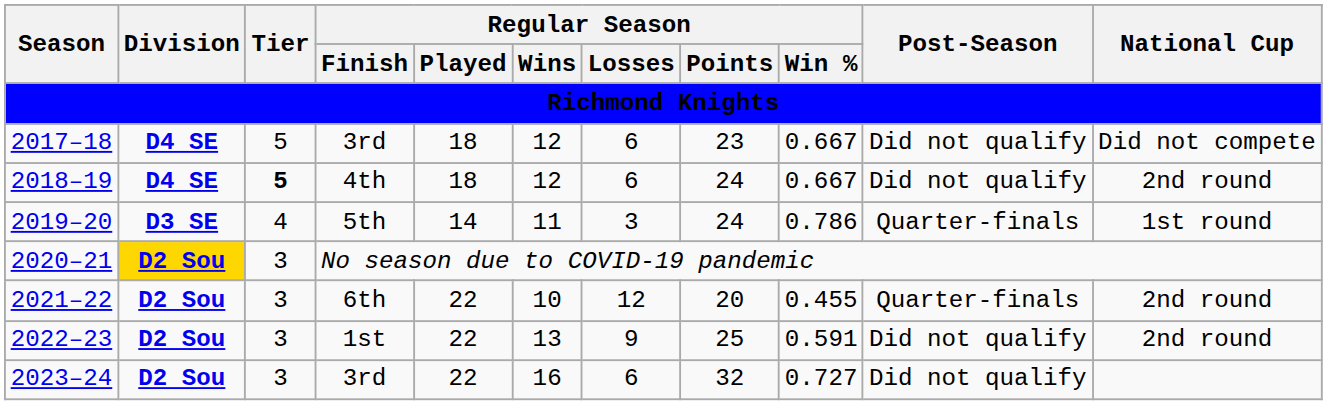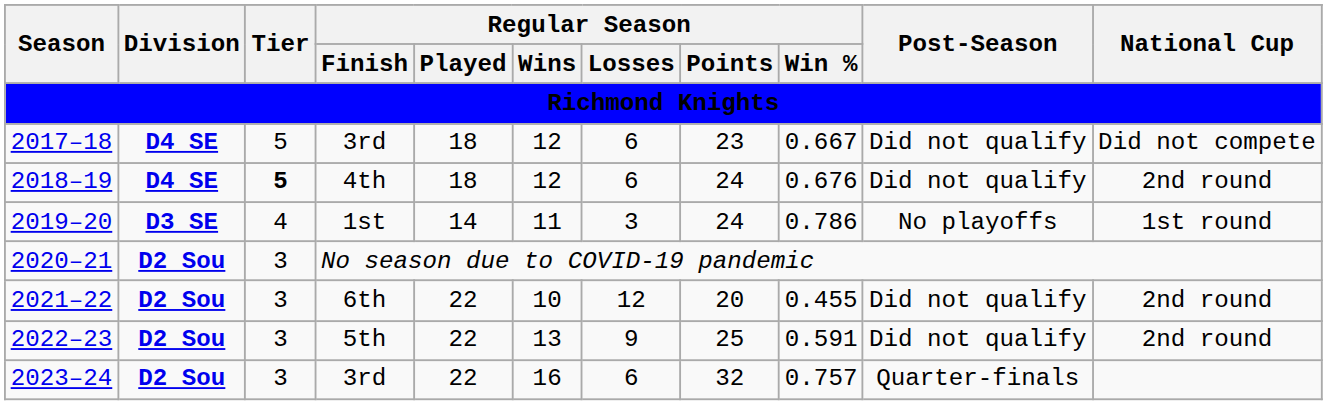(821, 182) 0.667 -> (821, 182) 0.676
(364, 222) 5th -> (364, 222) 1st
(978, 222) Quarter-finals -> (978, 222) No playoffs
(182, 261) gold background -> (182, 261) no background
(978, 300) Quarter-finals -> (978, 300) Did not qualify
(364, 340) 1st -> (364, 340) 5th
(821, 379) 0.727 -> (821, 379) 0.757
(978, 379) Did not qualify -> (978, 379) Quarter-finals
